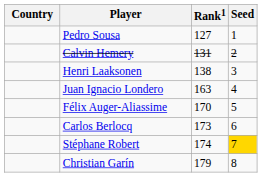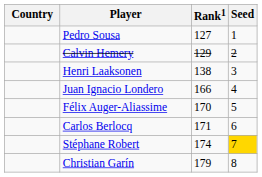(203, 53) 131 -> (203, 53) 129
(203, 89) 163 -> (203, 89) 166
(203, 126) 173 -> (203, 126) 171
